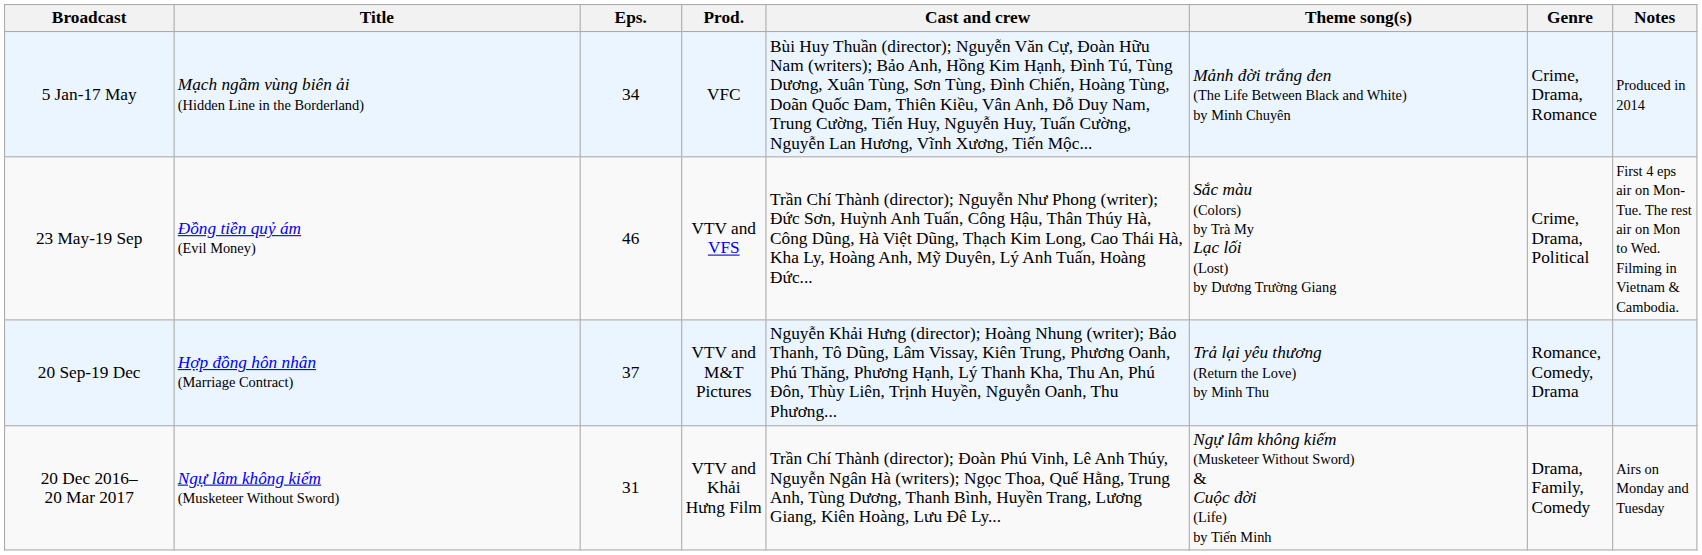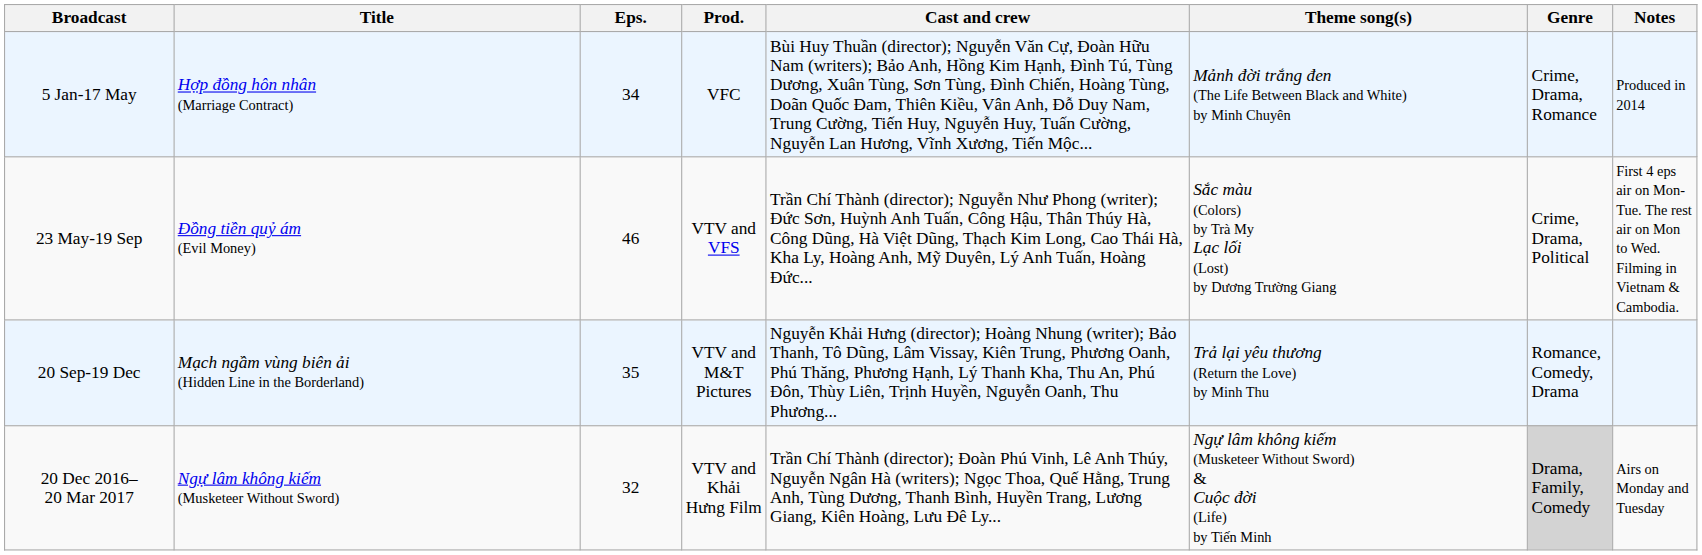(271, 94) Mạch ngầm vùng biên ải (Hidden Line in the Borderland) -> (247, 94) Hợp đồng hôn nhân (Marriage Contract)
(247, 372) Hợp đồng hôn nhân (Marriage Contract) -> (271, 372) Mạch ngầm vùng biên ải (Hidden Line in the Borderland)
(631, 372) 37 -> (631, 372) 35
(631, 487) 31 -> (631, 487) 32
(1561, 487) no background -> (1561, 487) lightgrey background
